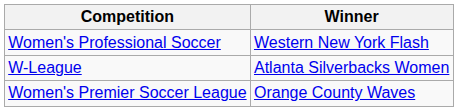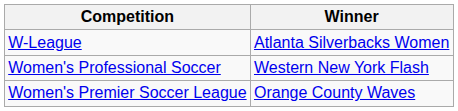rows swapped: (114, 42) <-> (45, 67)
